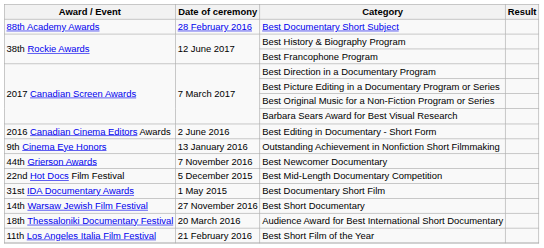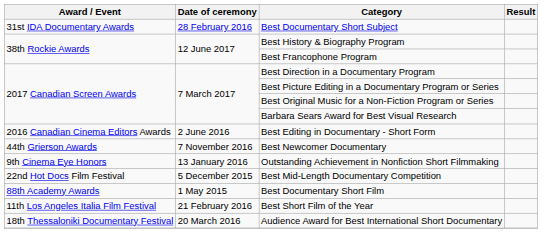(53, 27) 88th Academy Awards -> (70, 27) 31st IDA Documentary Awards
rows swapped: (381, 146) <-> (325, 161)
(70, 191) 31st IDA Documentary Awards -> (53, 191) 88th Academy Awards
- row: (313, 206)
rows swapped: (318, 236) <-> (383, 221)
